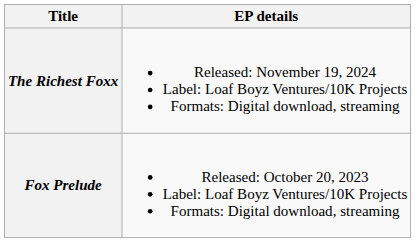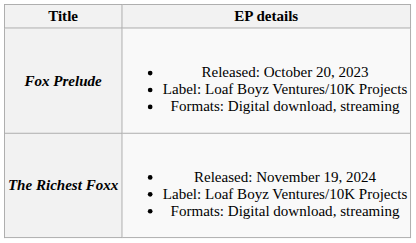rows swapped: (63, 185) <-> (63, 80)
